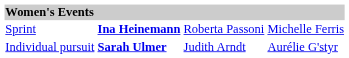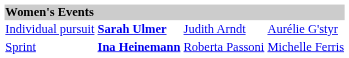rows swapped: (21, 29) <-> (50, 46)
